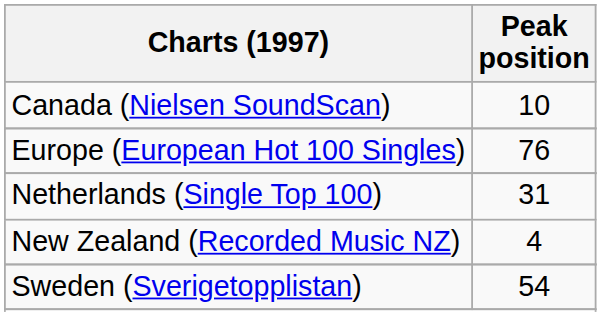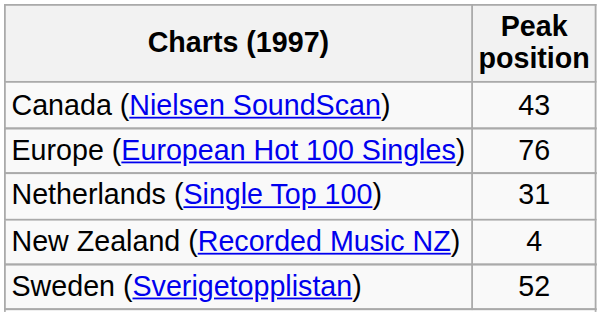(534, 104) 10 -> (534, 104) 43
(534, 286) 54 -> (534, 286) 52
